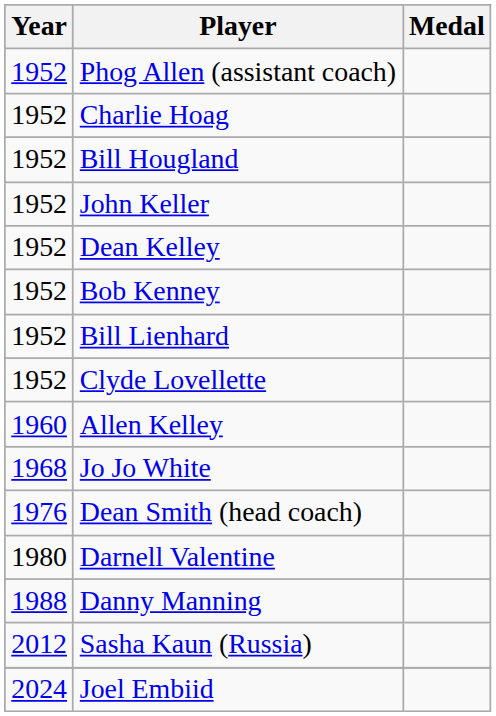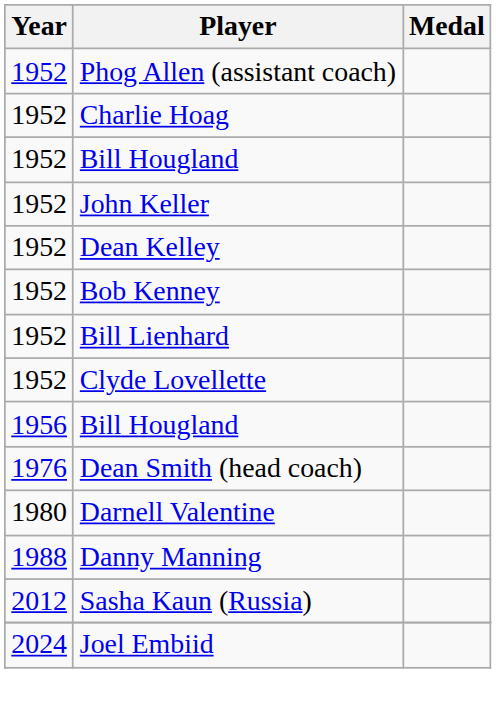+ row: (39, 423)
- row: (39, 423)
- row: (39, 468)
